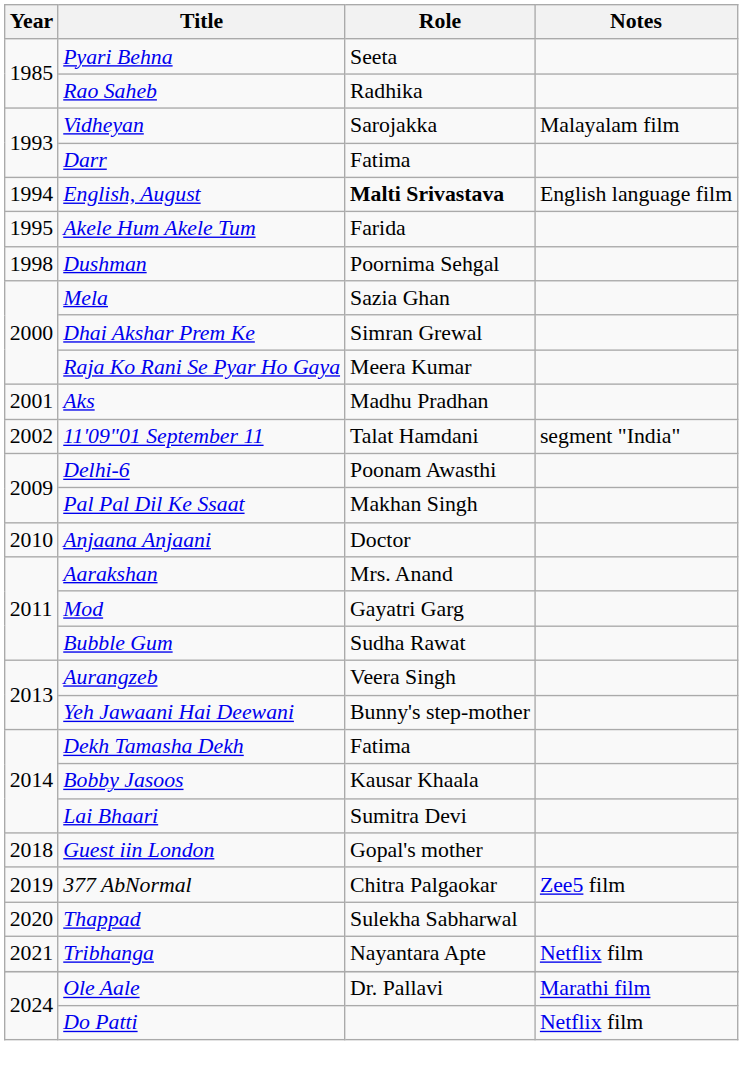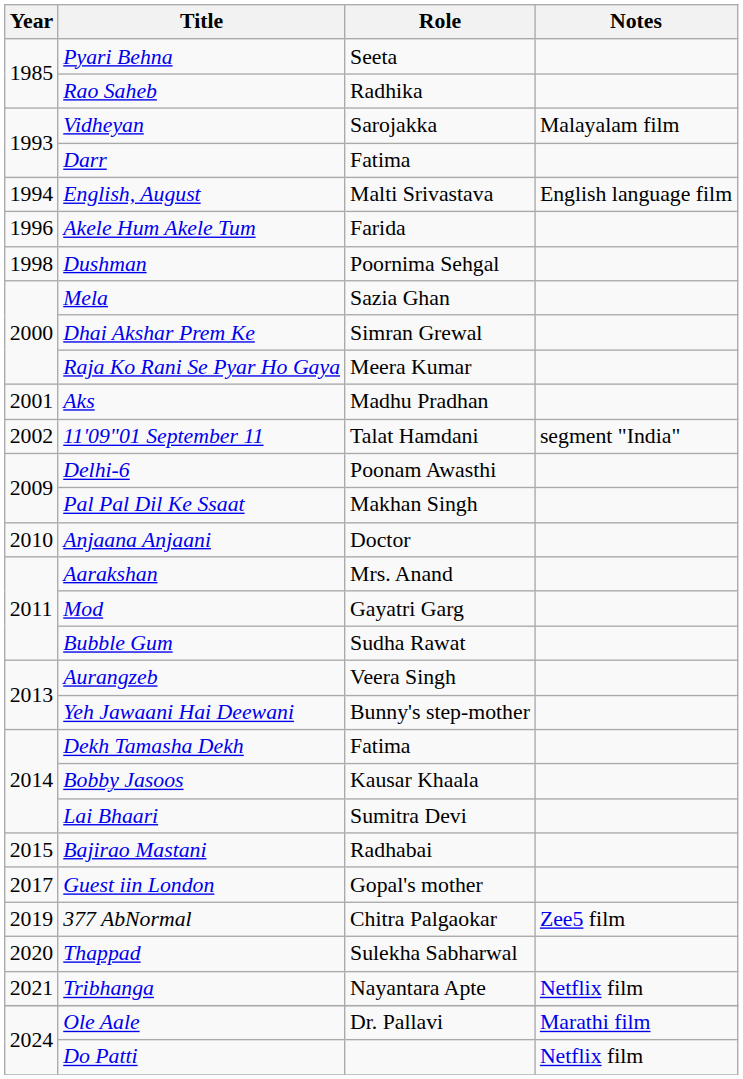(427, 194) bold -> (422, 194) normal
(31, 228) 1995 -> (31, 228) 1996
+ row: (135, 849)
(31, 849) 2018 -> (31, 884) 2017
